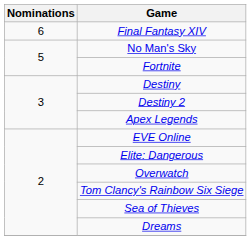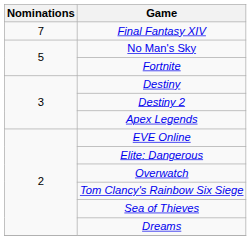(41, 31) 6 -> (41, 31) 7
